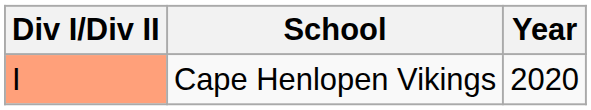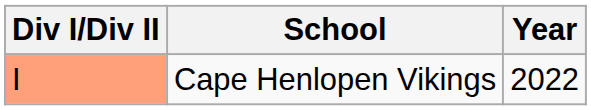(545, 78) 2020 -> (545, 78) 2022
